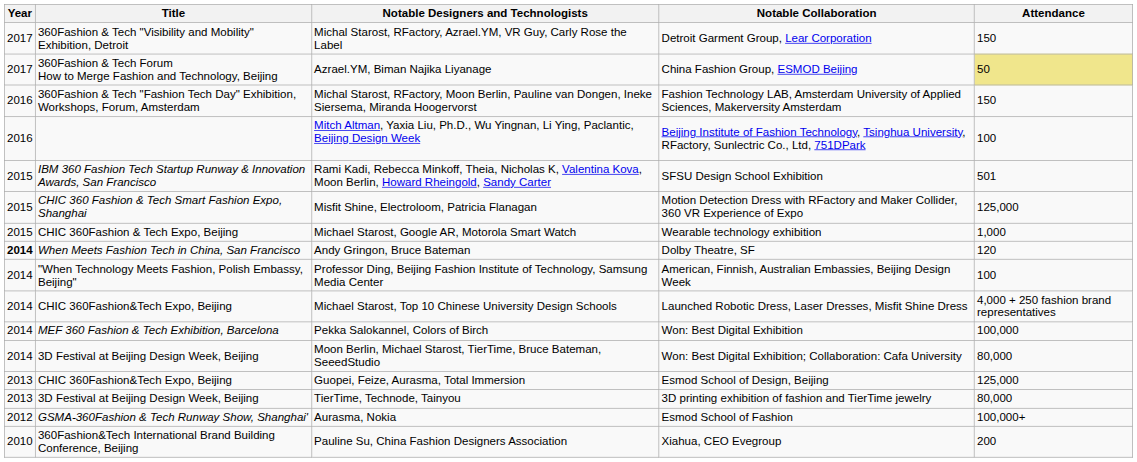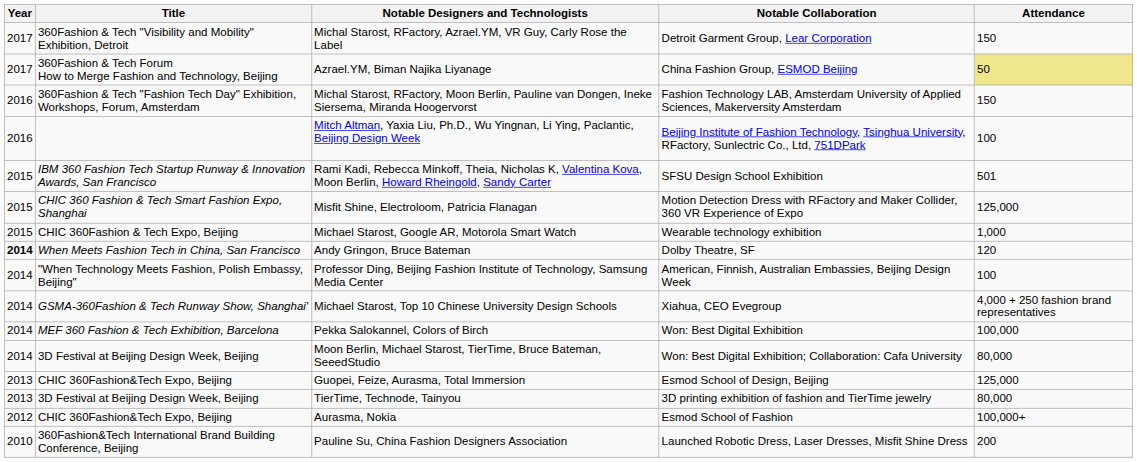(135, 306) CHIC 360Fashion&Tech Expo, Beijing -> (173, 306) GSMA-360Fashion & Tech Runway Show, Shanghai'
(815, 306) Launched Robotic Dress, Laser Dresses, Misfit Shine Dress -> (721, 306) Xiahua, CEO Evegroup
(173, 417) GSMA-360Fashion & Tech Runway Show, Shanghai' -> (135, 417) CHIC 360Fashion&Tech Expo, Beijing
(721, 442) Xiahua, CEO Evegroup -> (815, 442) Launched Robotic Dress, Laser Dresses, Misfit Shine Dress
